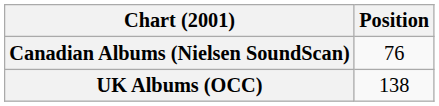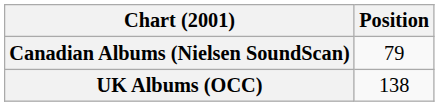(394, 52) 76 -> (394, 52) 79
